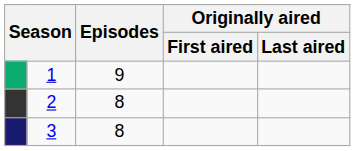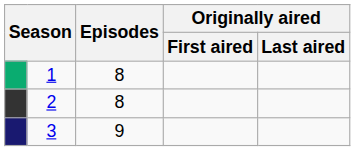(119, 74) 9 -> (119, 74) 8
(119, 131) 8 -> (119, 131) 9
